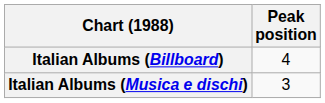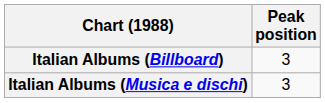(286, 60) 4 -> (286, 60) 3
